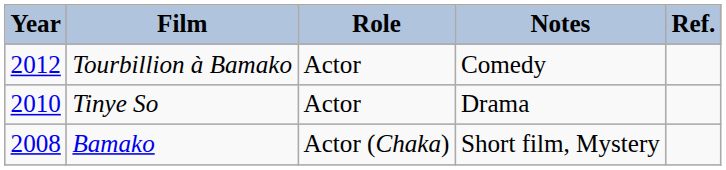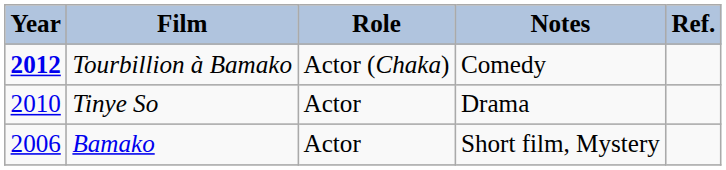(36, 64) normal -> (36, 64) bold
(332, 64) Actor -> (376, 64) Actor (Chaka)
(36, 143) 2008 -> (36, 143) 2006
(376, 143) Actor (Chaka) -> (332, 143) Actor
